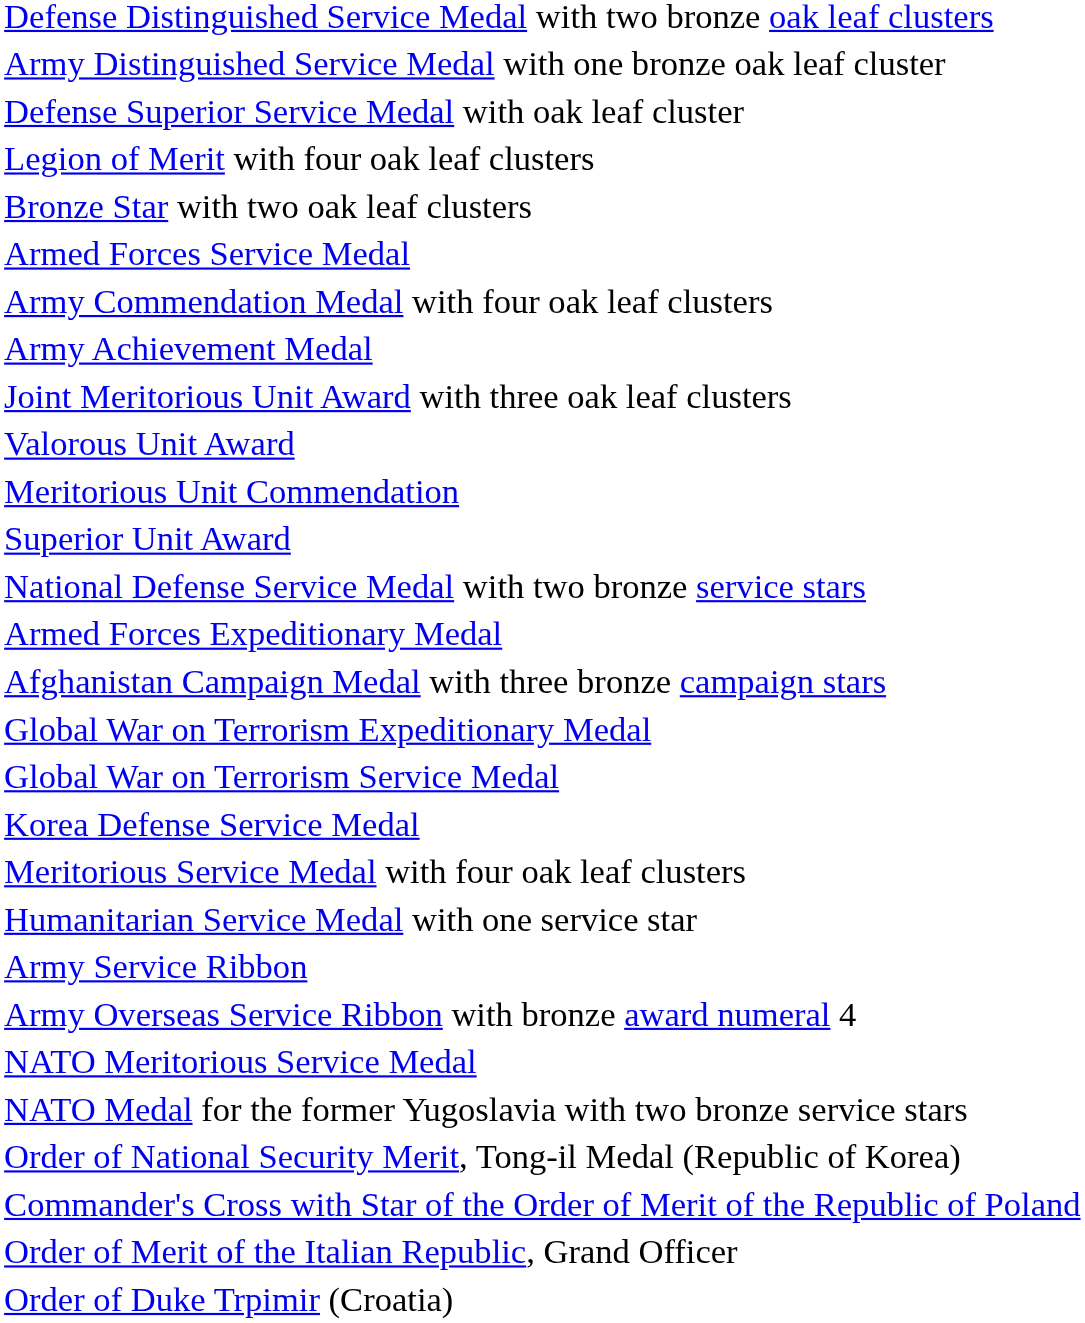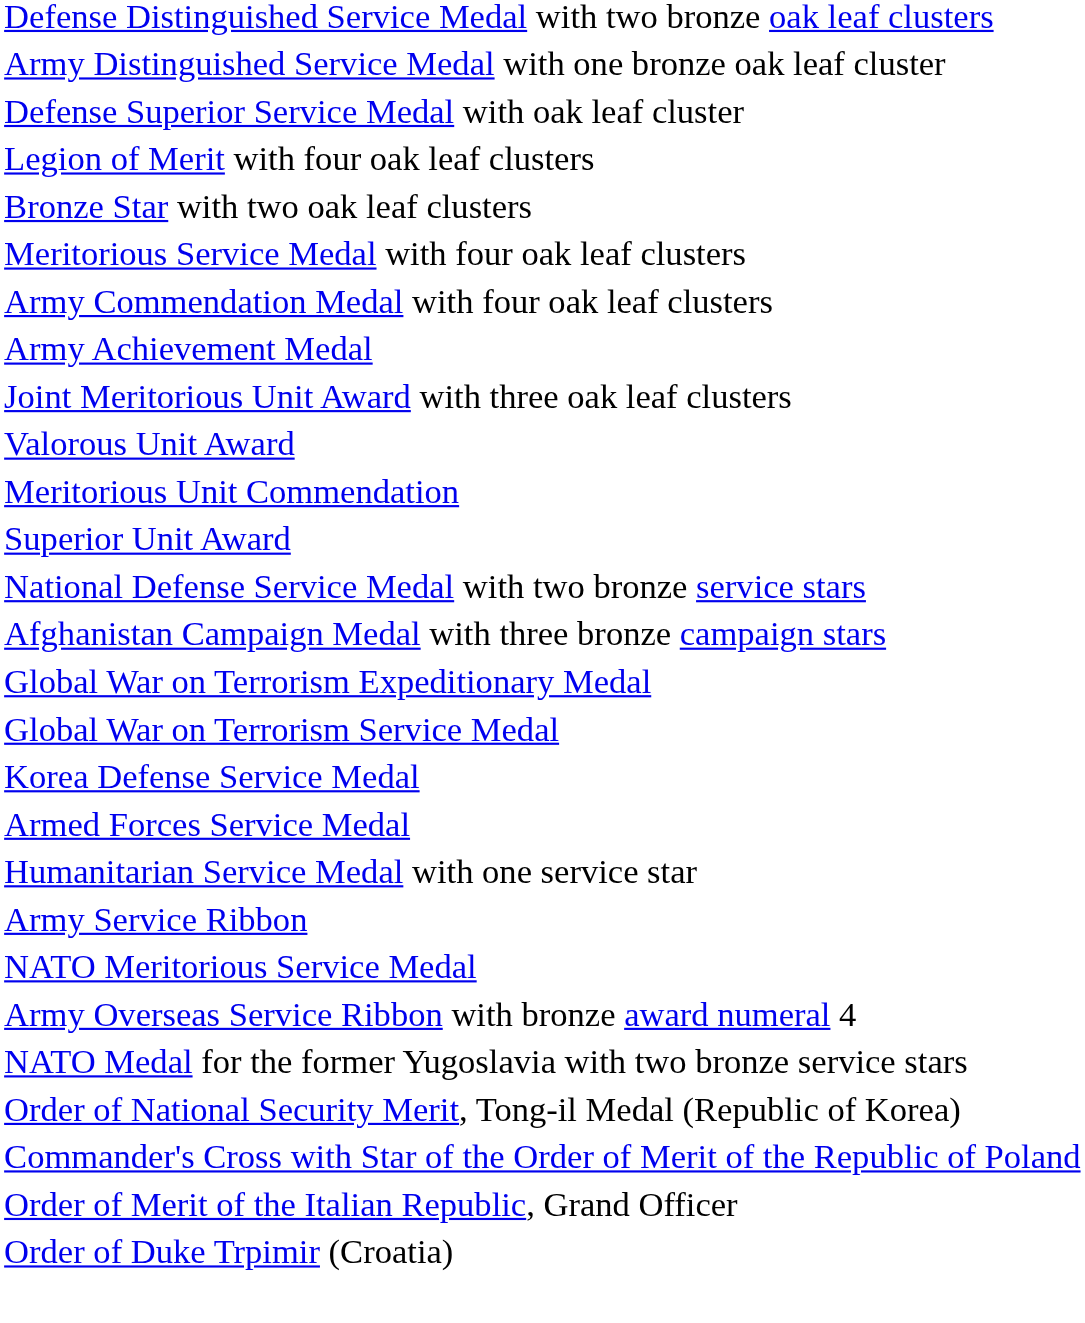rows swapped: (375, 871) <-> (207, 253)
- row: (253, 634)
rows swapped: (430, 1014) <-> (240, 1061)
